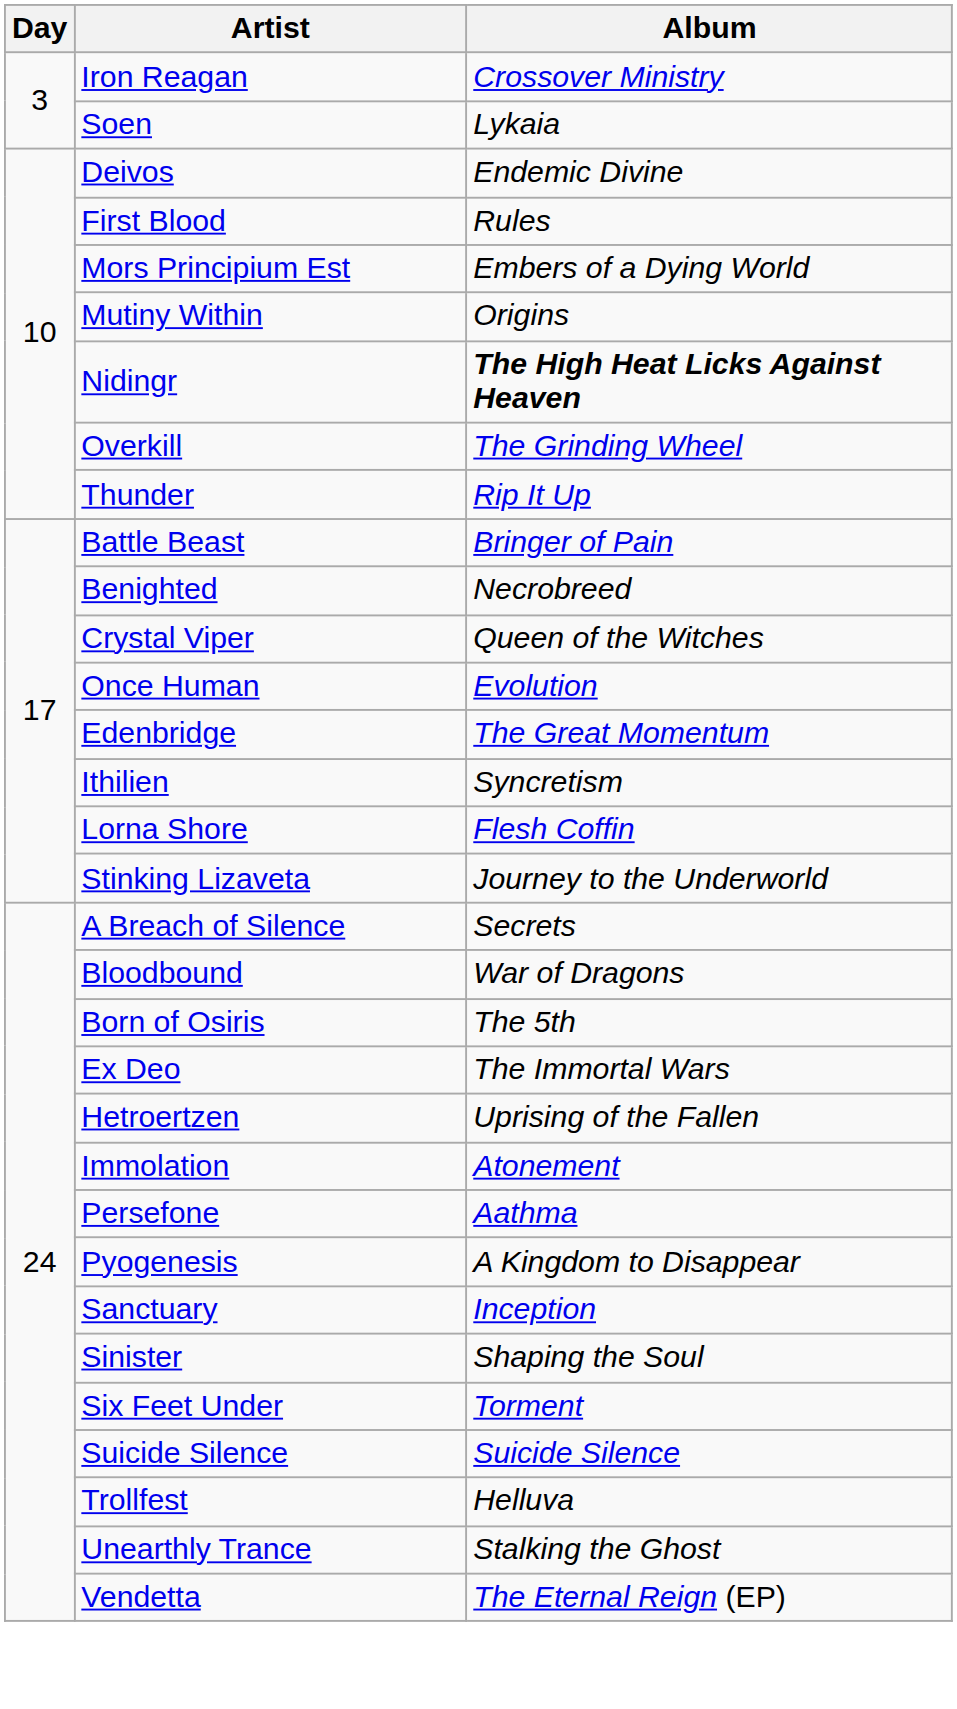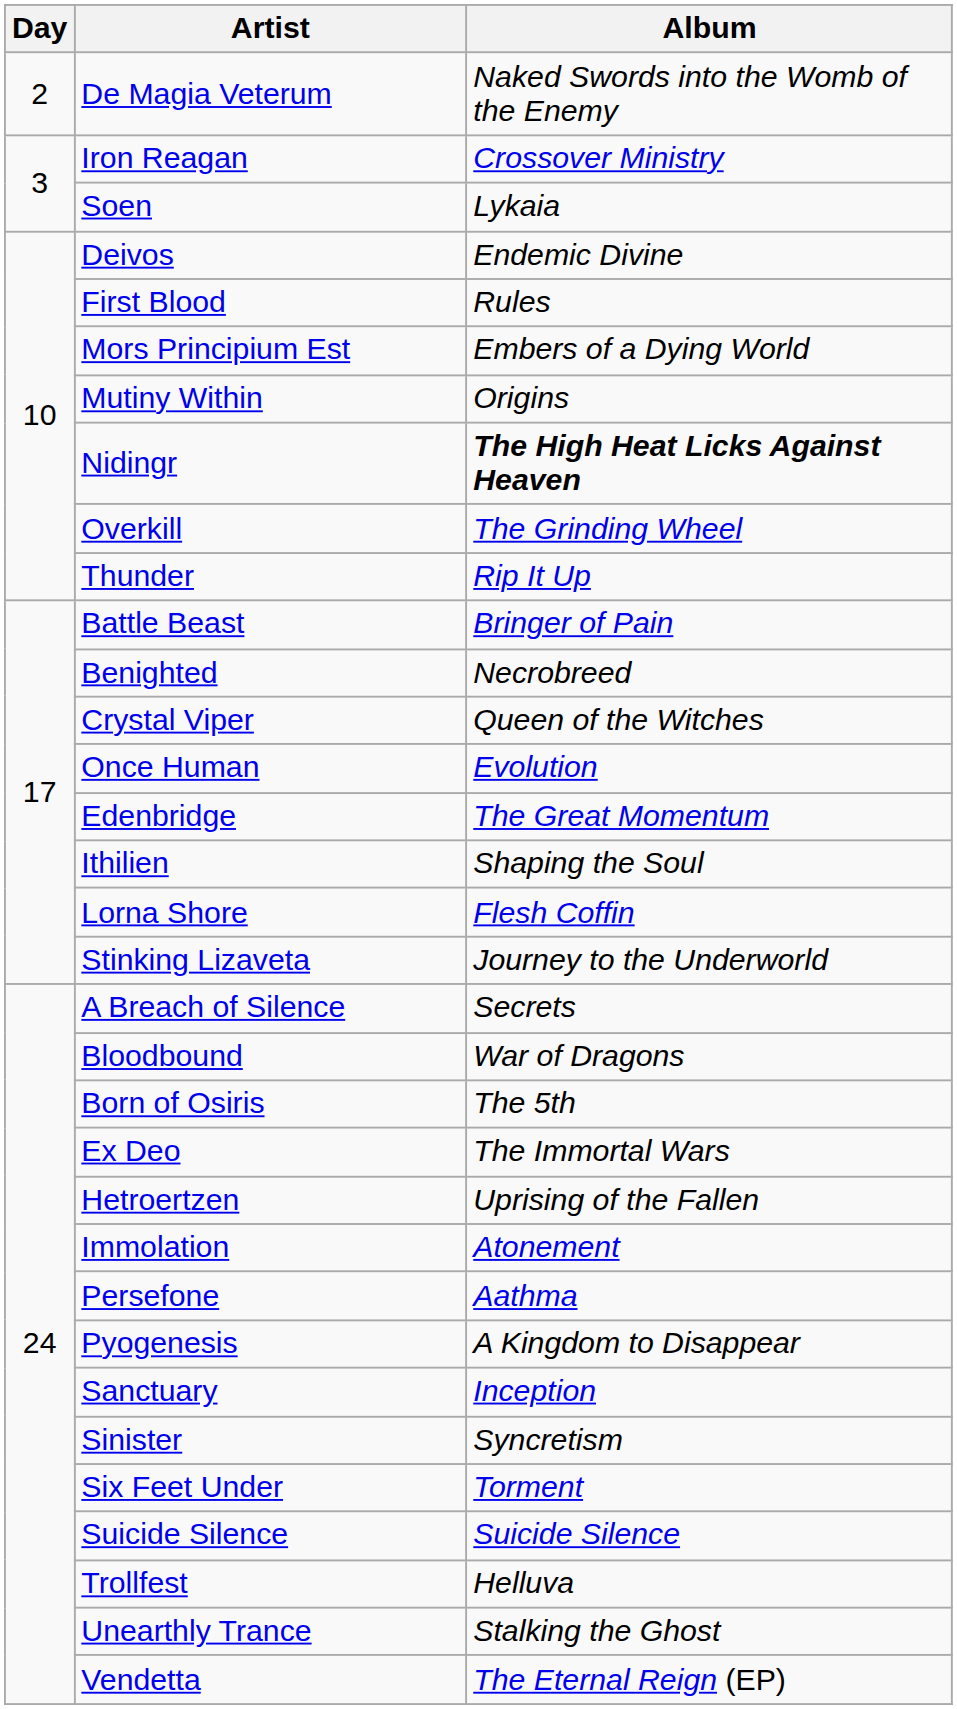+ row: (207, 93)
(548, 781) Syncretism -> (588, 863) Shaping the Soul
(588, 1357) Shaping the Soul -> (548, 1439) Syncretism
